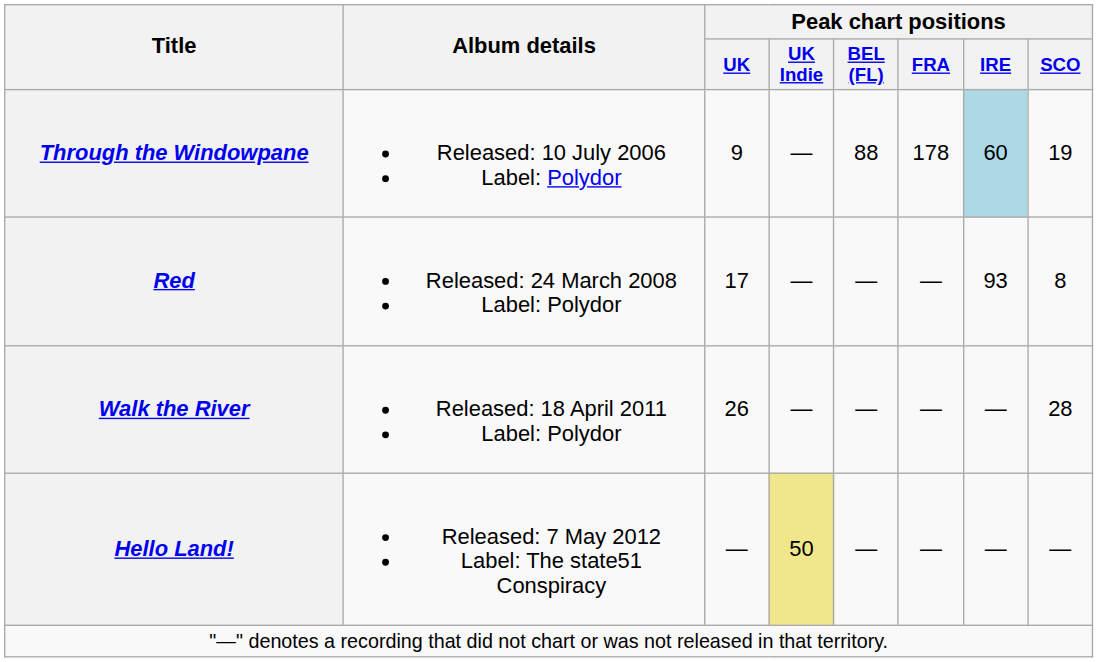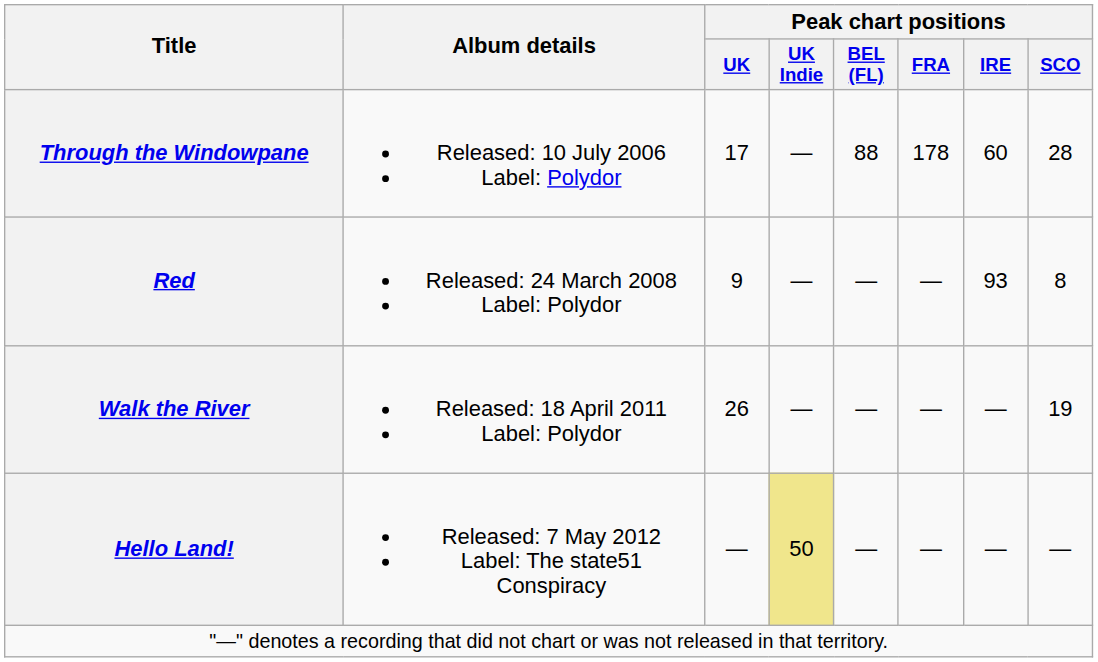(737, 153) 9 -> (737, 153) 17
(996, 153) lightblue background -> (996, 153) no background
(1060, 153) 19 -> (1060, 153) 28
(737, 281) 17 -> (737, 281) 9
(1060, 408) 28 -> (1060, 408) 19
